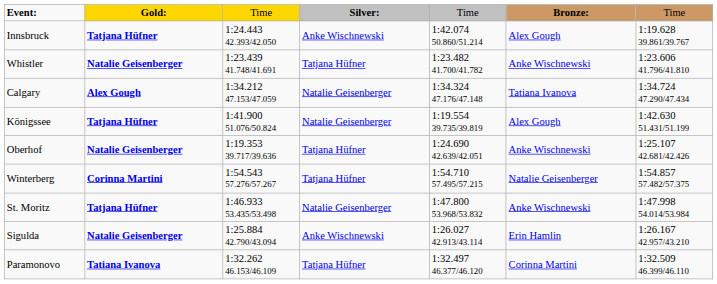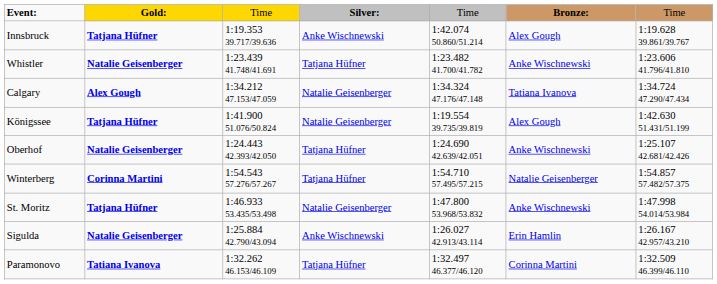(251, 35) 1:24.443 42.393/42.050 -> (251, 35) 1:19.353 39.717/39.636
(251, 150) 1:19.353 39.717/39.636 -> (251, 150) 1:24.443 42.393/42.050
